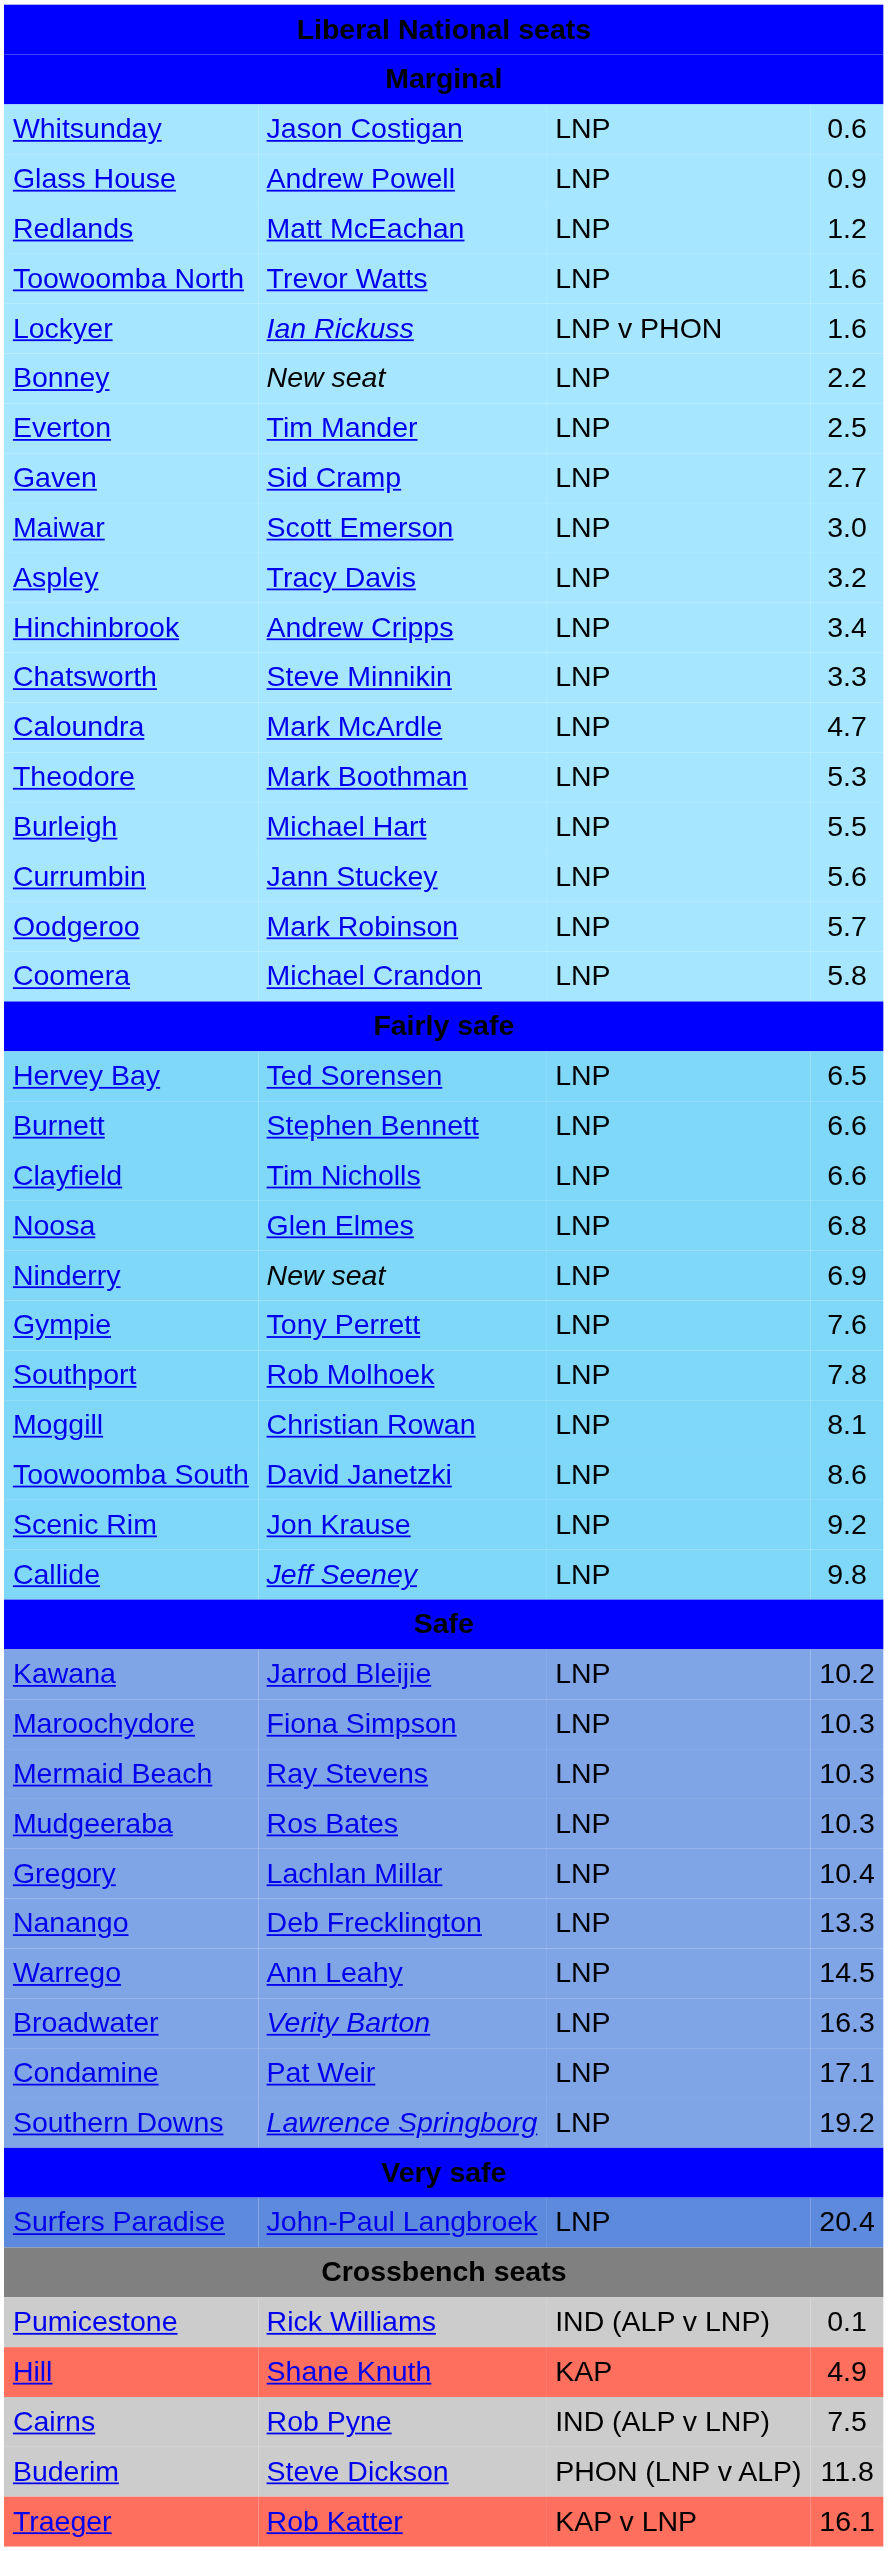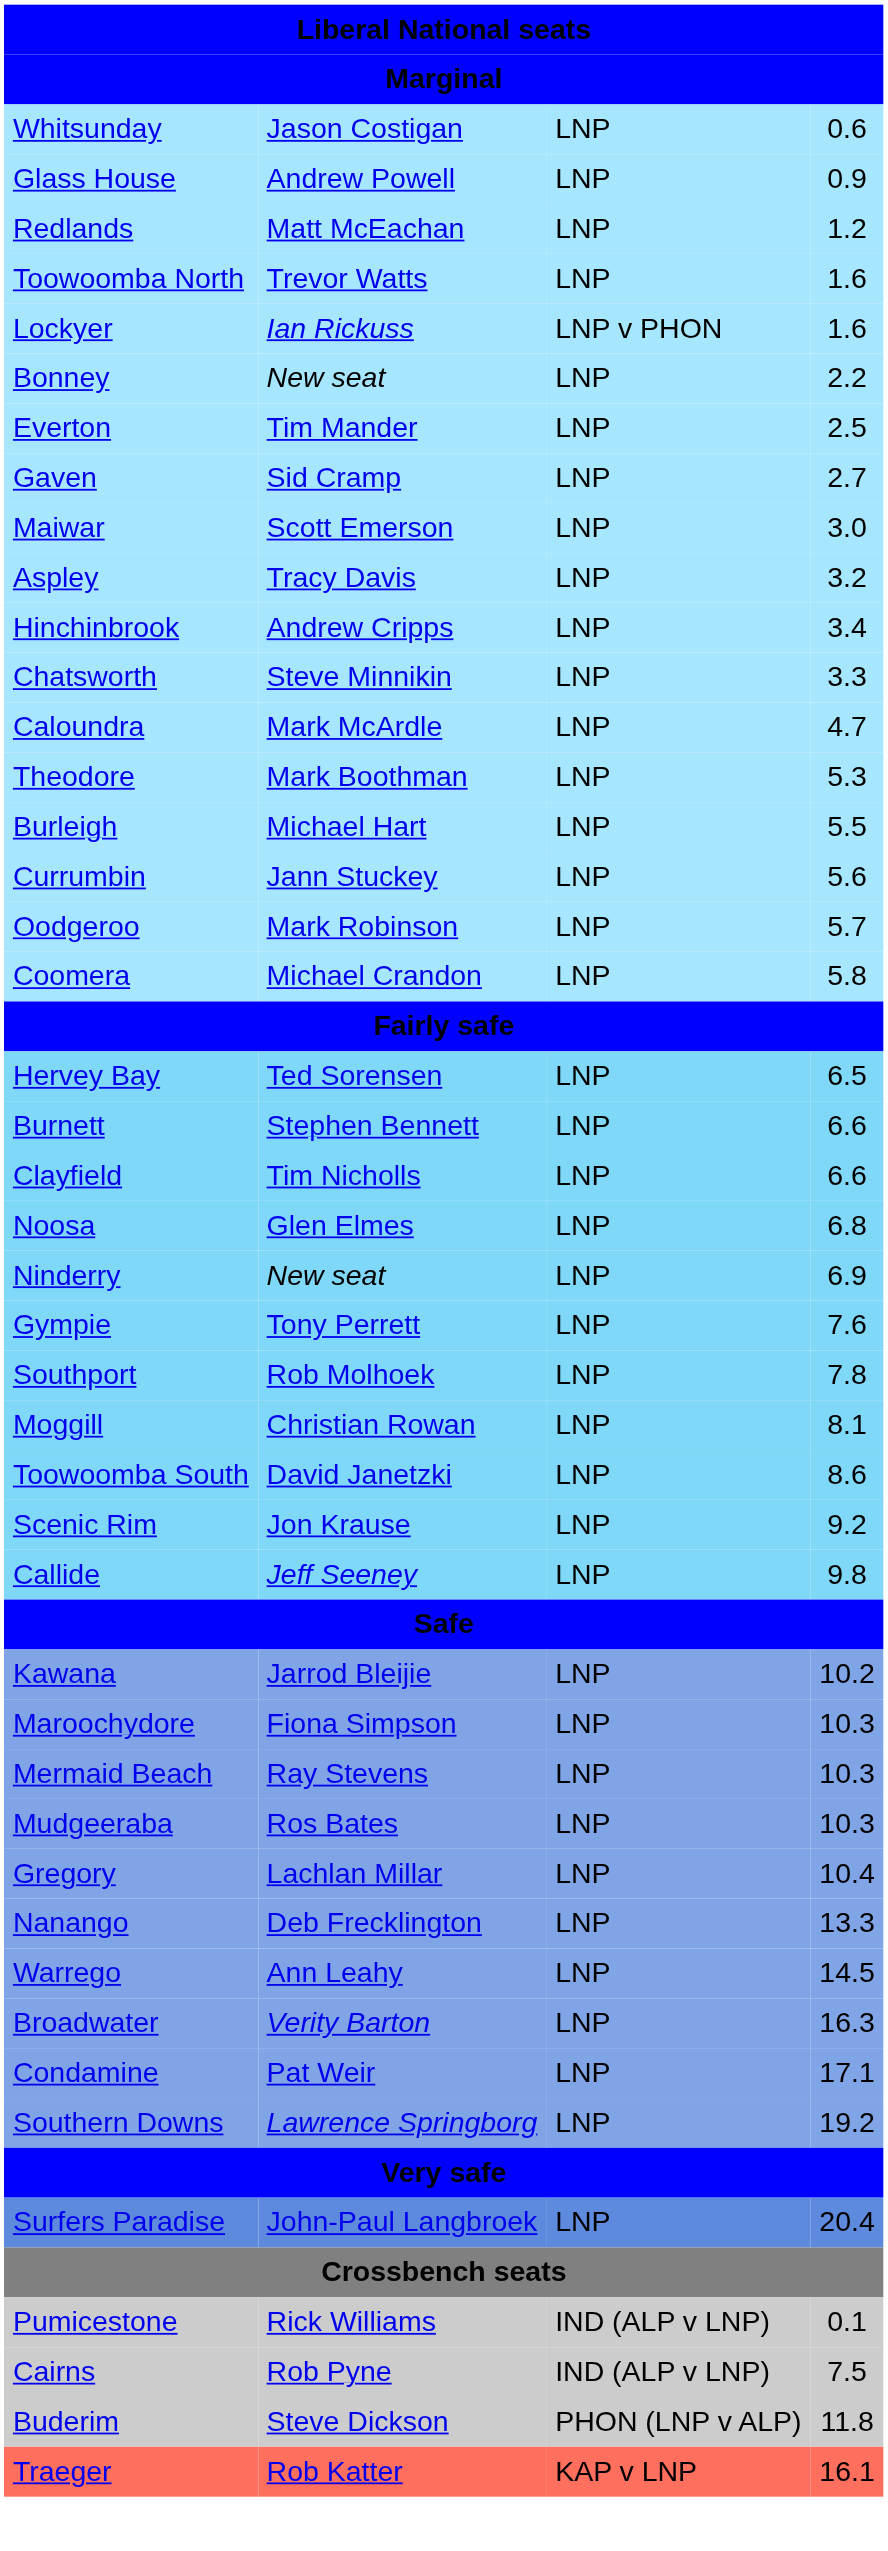- row: (33, 2372)
